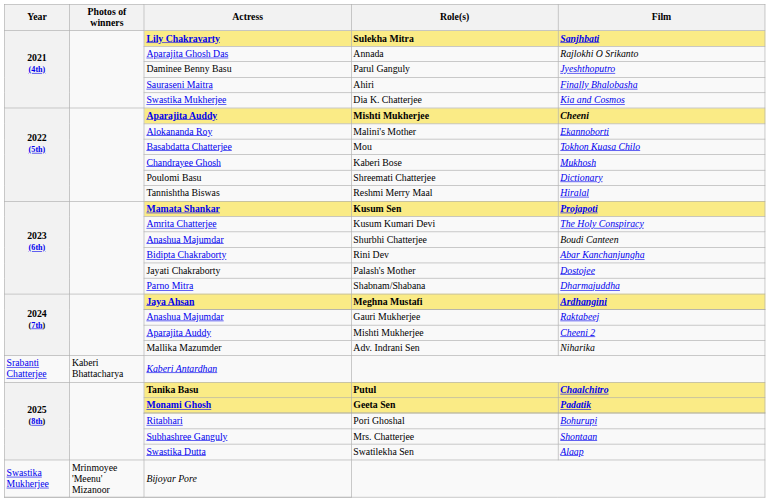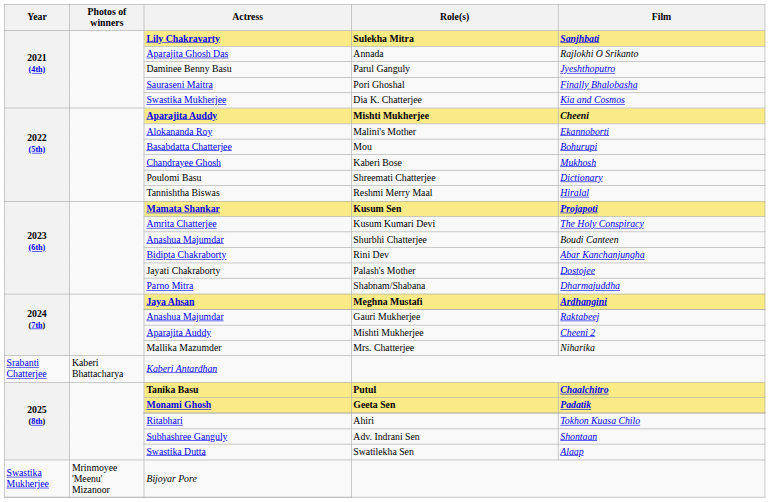(364, 85) Ahiri -> (379, 85) Pori Ghoshal
(600, 147) Tokhon Kuasa Chilo -> (579, 147) Bohurupi
(387, 348) Adv. Indrani Sen -> (384, 348) Mrs. Chatterjee
(379, 421) Pori Ghoshal -> (364, 421) Ahiri
(579, 421) Bohurupi -> (600, 421) Tokhon Kuasa Chilo
(384, 436) Mrs. Chatterjee -> (387, 436) Adv. Indrani Sen
